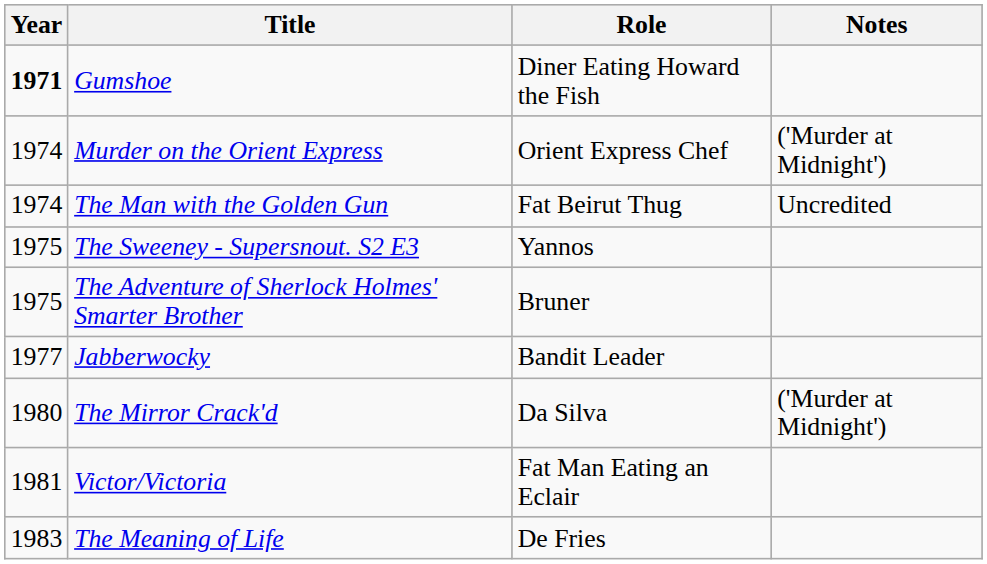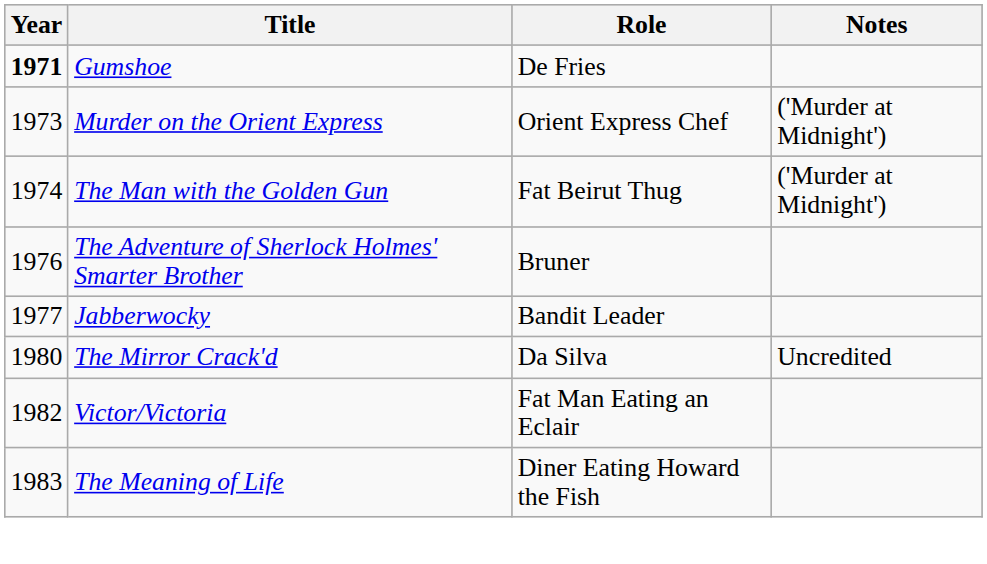(629, 80) Diner Eating Howard the Fish -> (562, 65) De Fries
(37, 150) 1974 -> (37, 121) 1973
(834, 205) Uncredited -> (835, 190) ('Murder at Midnight')
- row: (247, 246)
(37, 301) 1975 -> (37, 260) 1976
(835, 412) ('Murder at Midnight') -> (834, 356) Uncredited
(37, 482) 1981 -> (37, 412) 1982
(562, 537) De Fries -> (629, 482) Diner Eating Howard the Fish
